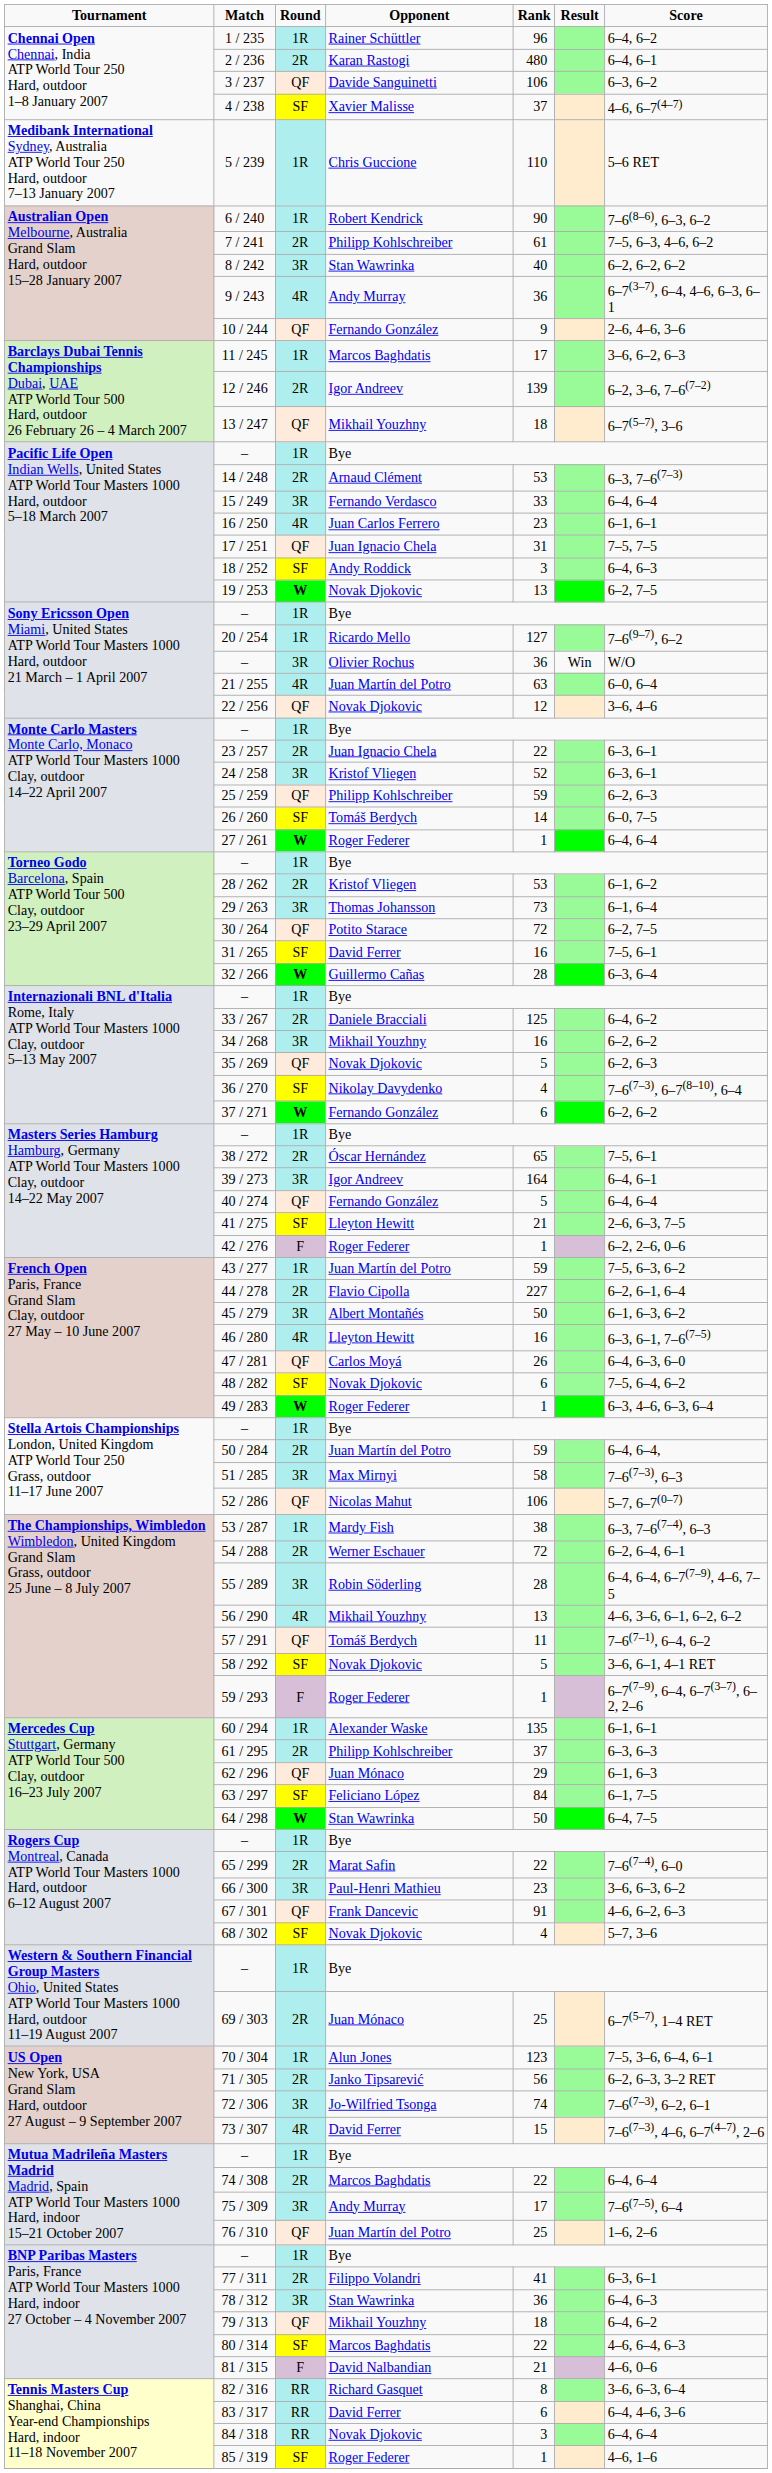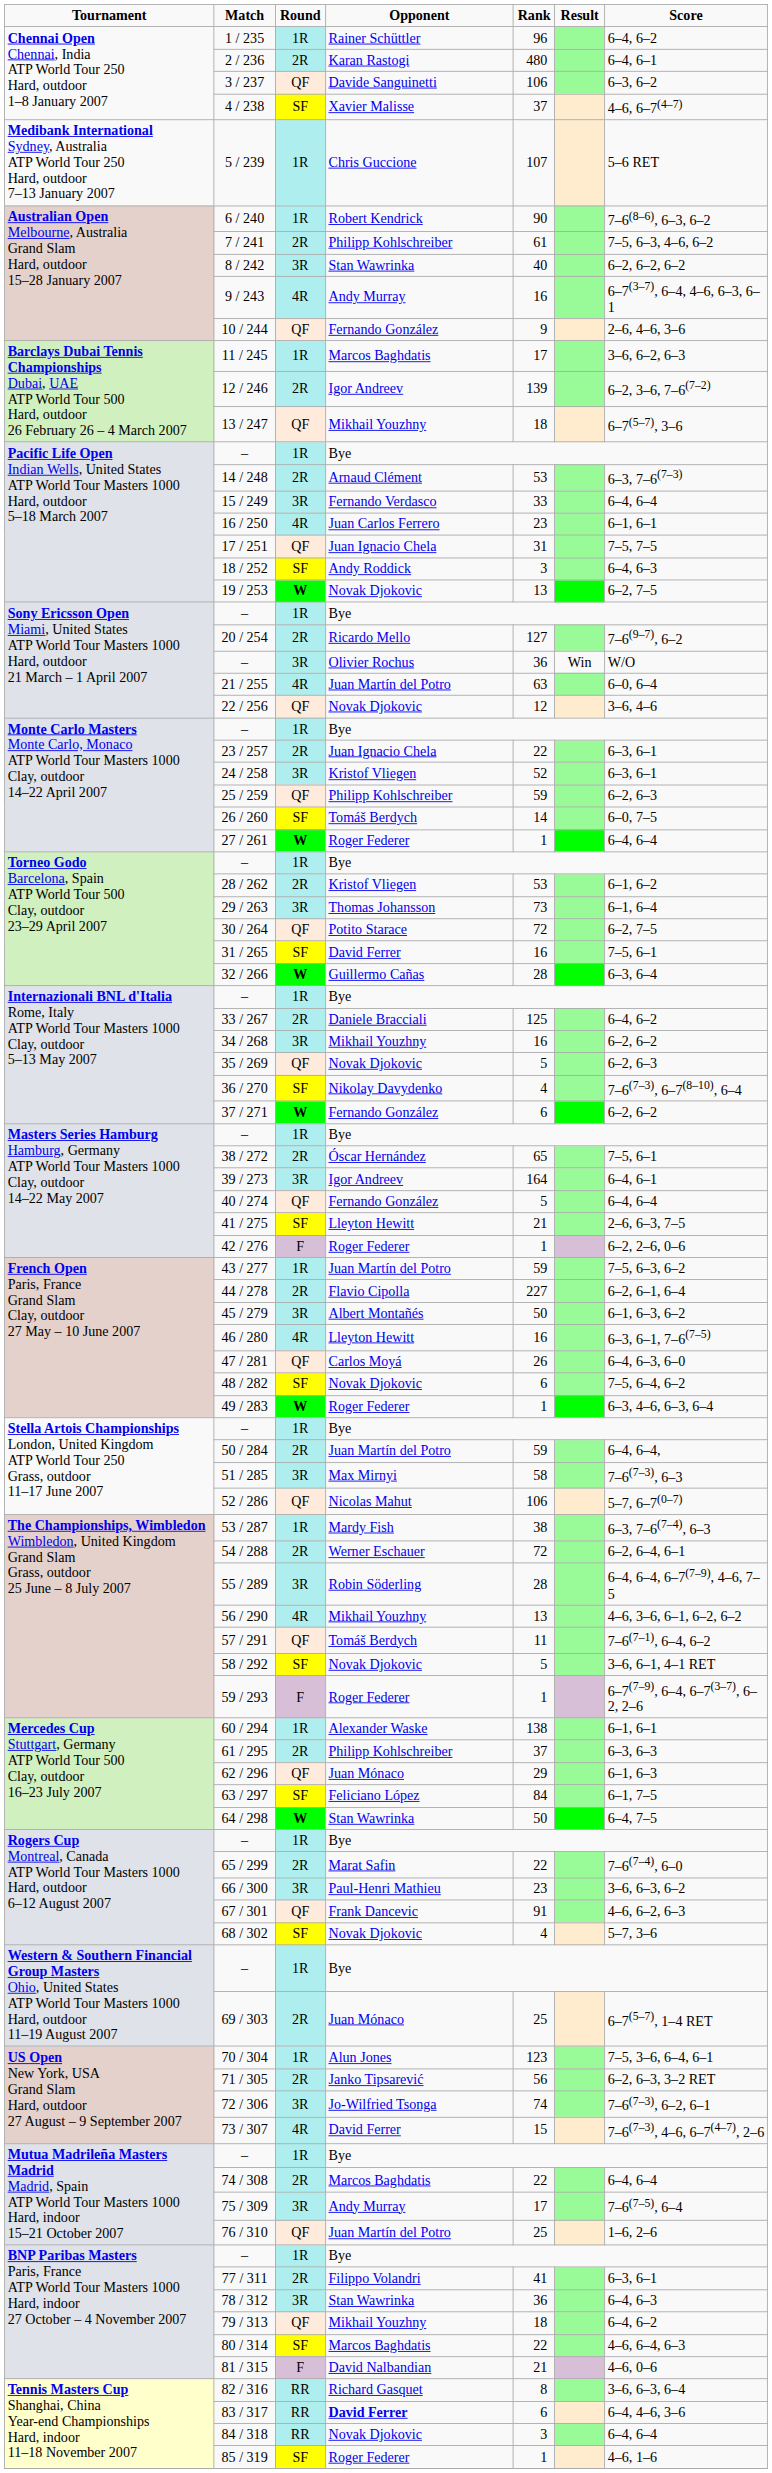(537, 162) 110 -> (537, 162) 107
(540, 297) 36 -> (540, 297) 16
(300, 637) 1R -> (300, 637) 2R
(537, 1729) 135 -> (537, 1729) 138
(365, 2412) normal -> (368, 2412) bold
